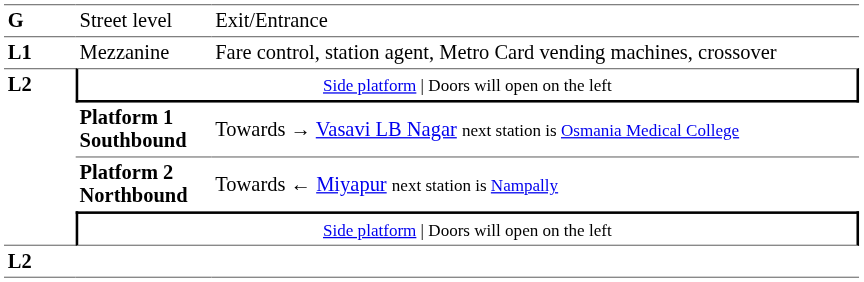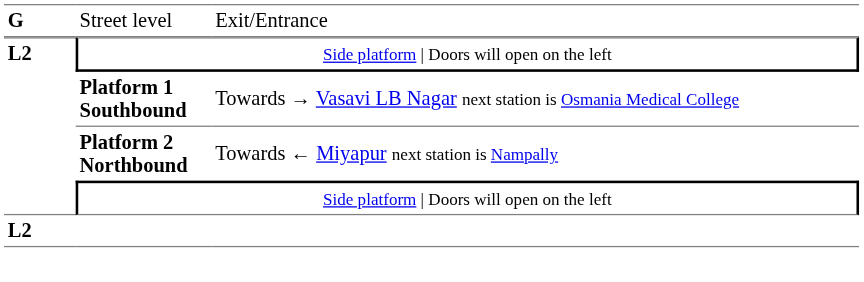- row: (124, 52)
